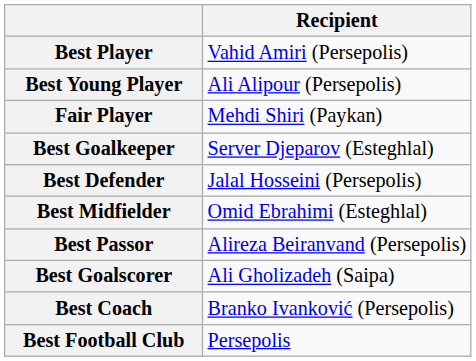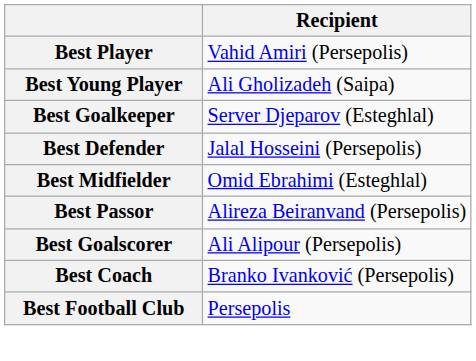(304, 84) Ali Alipour (Persepolis) -> (301, 84) Ali Gholizadeh (Saipa)
- row: (104, 116)
(301, 276) Ali Gholizadeh (Saipa) -> (304, 244) Ali Alipour (Persepolis)
